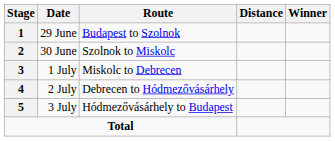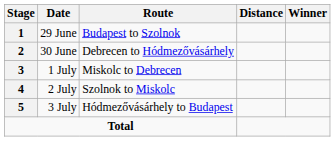(129, 51) Szolnok to Miskolc -> (158, 51) Debrecen to Hódmezővásárhely
(158, 88) Debrecen to Hódmezővásárhely -> (129, 88) Szolnok to Miskolc
